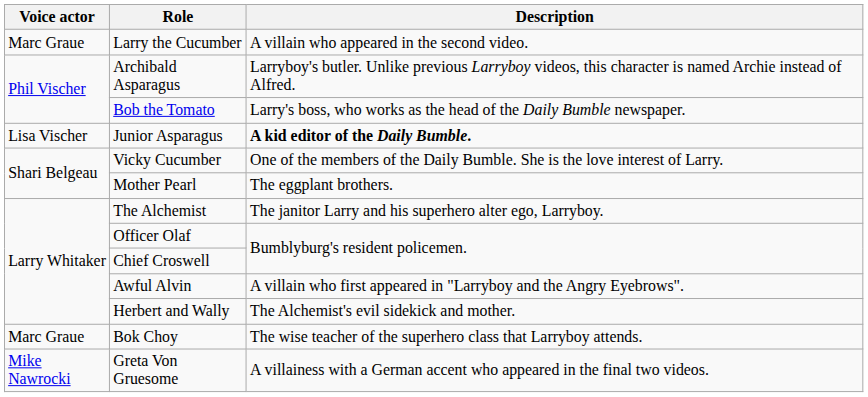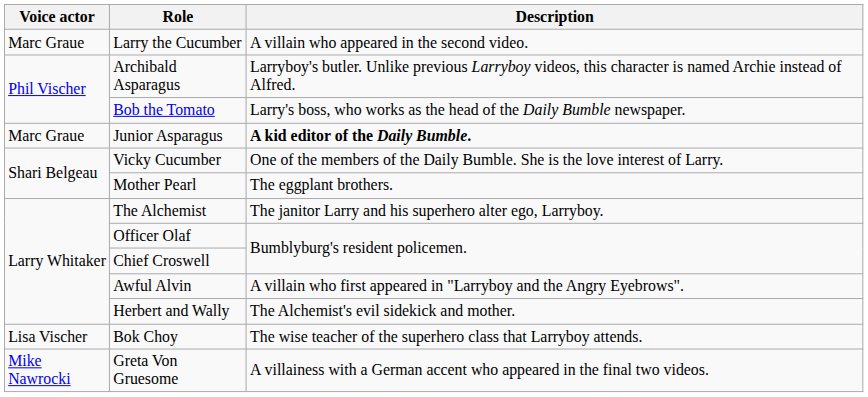(48, 135) Lisa Vischer -> (46, 135) Marc Graue
(46, 336) Marc Graue -> (48, 336) Lisa Vischer
